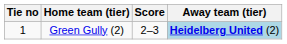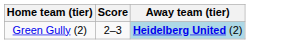- column: (23, 13)
